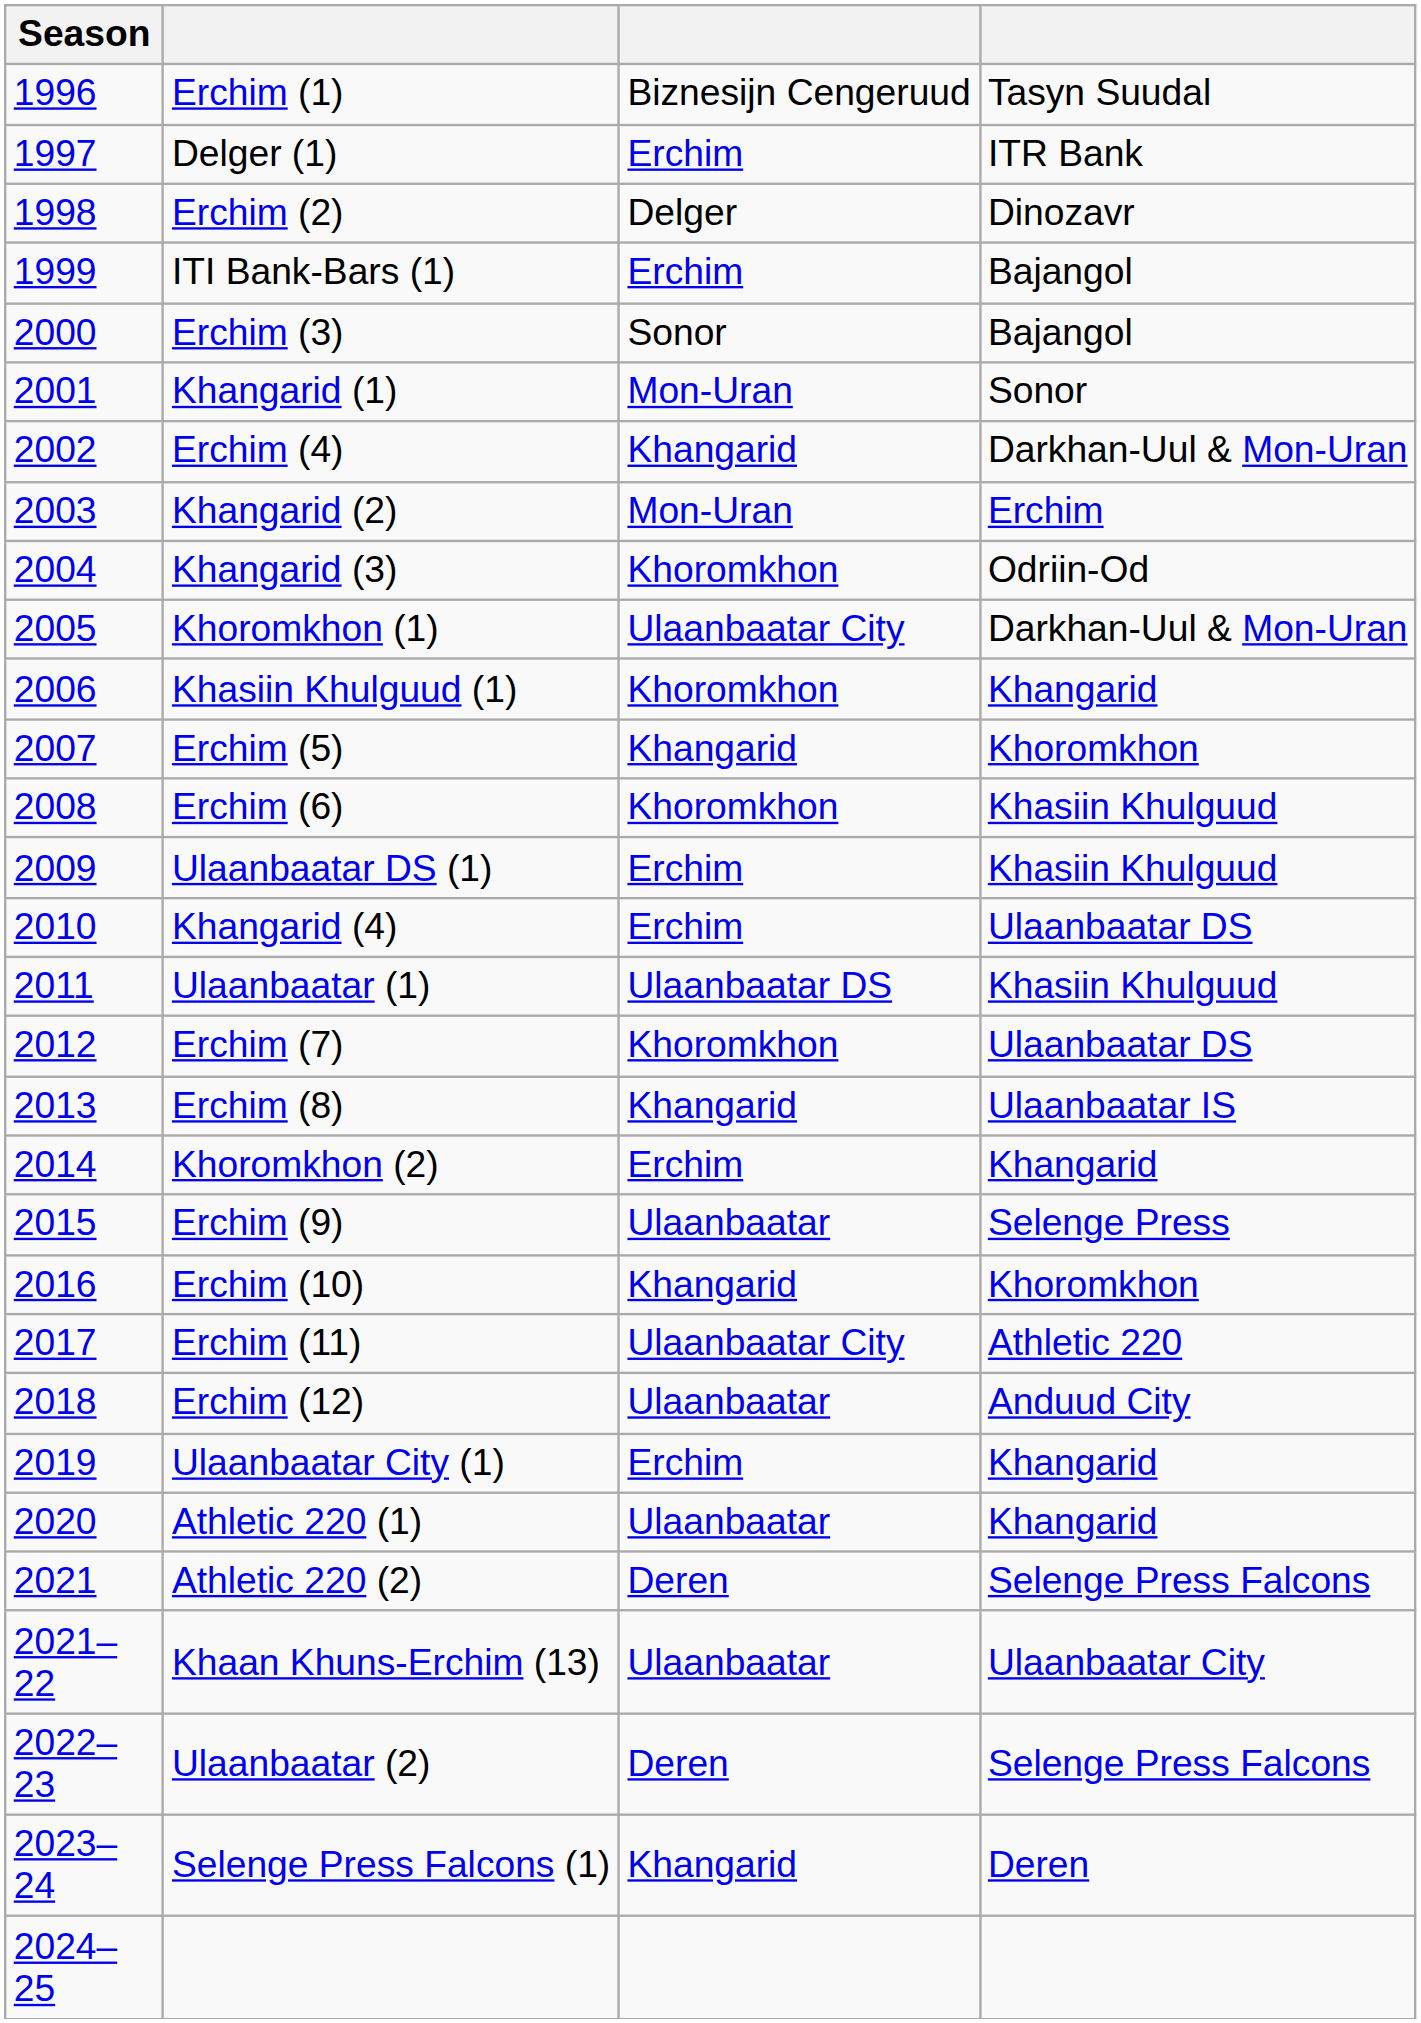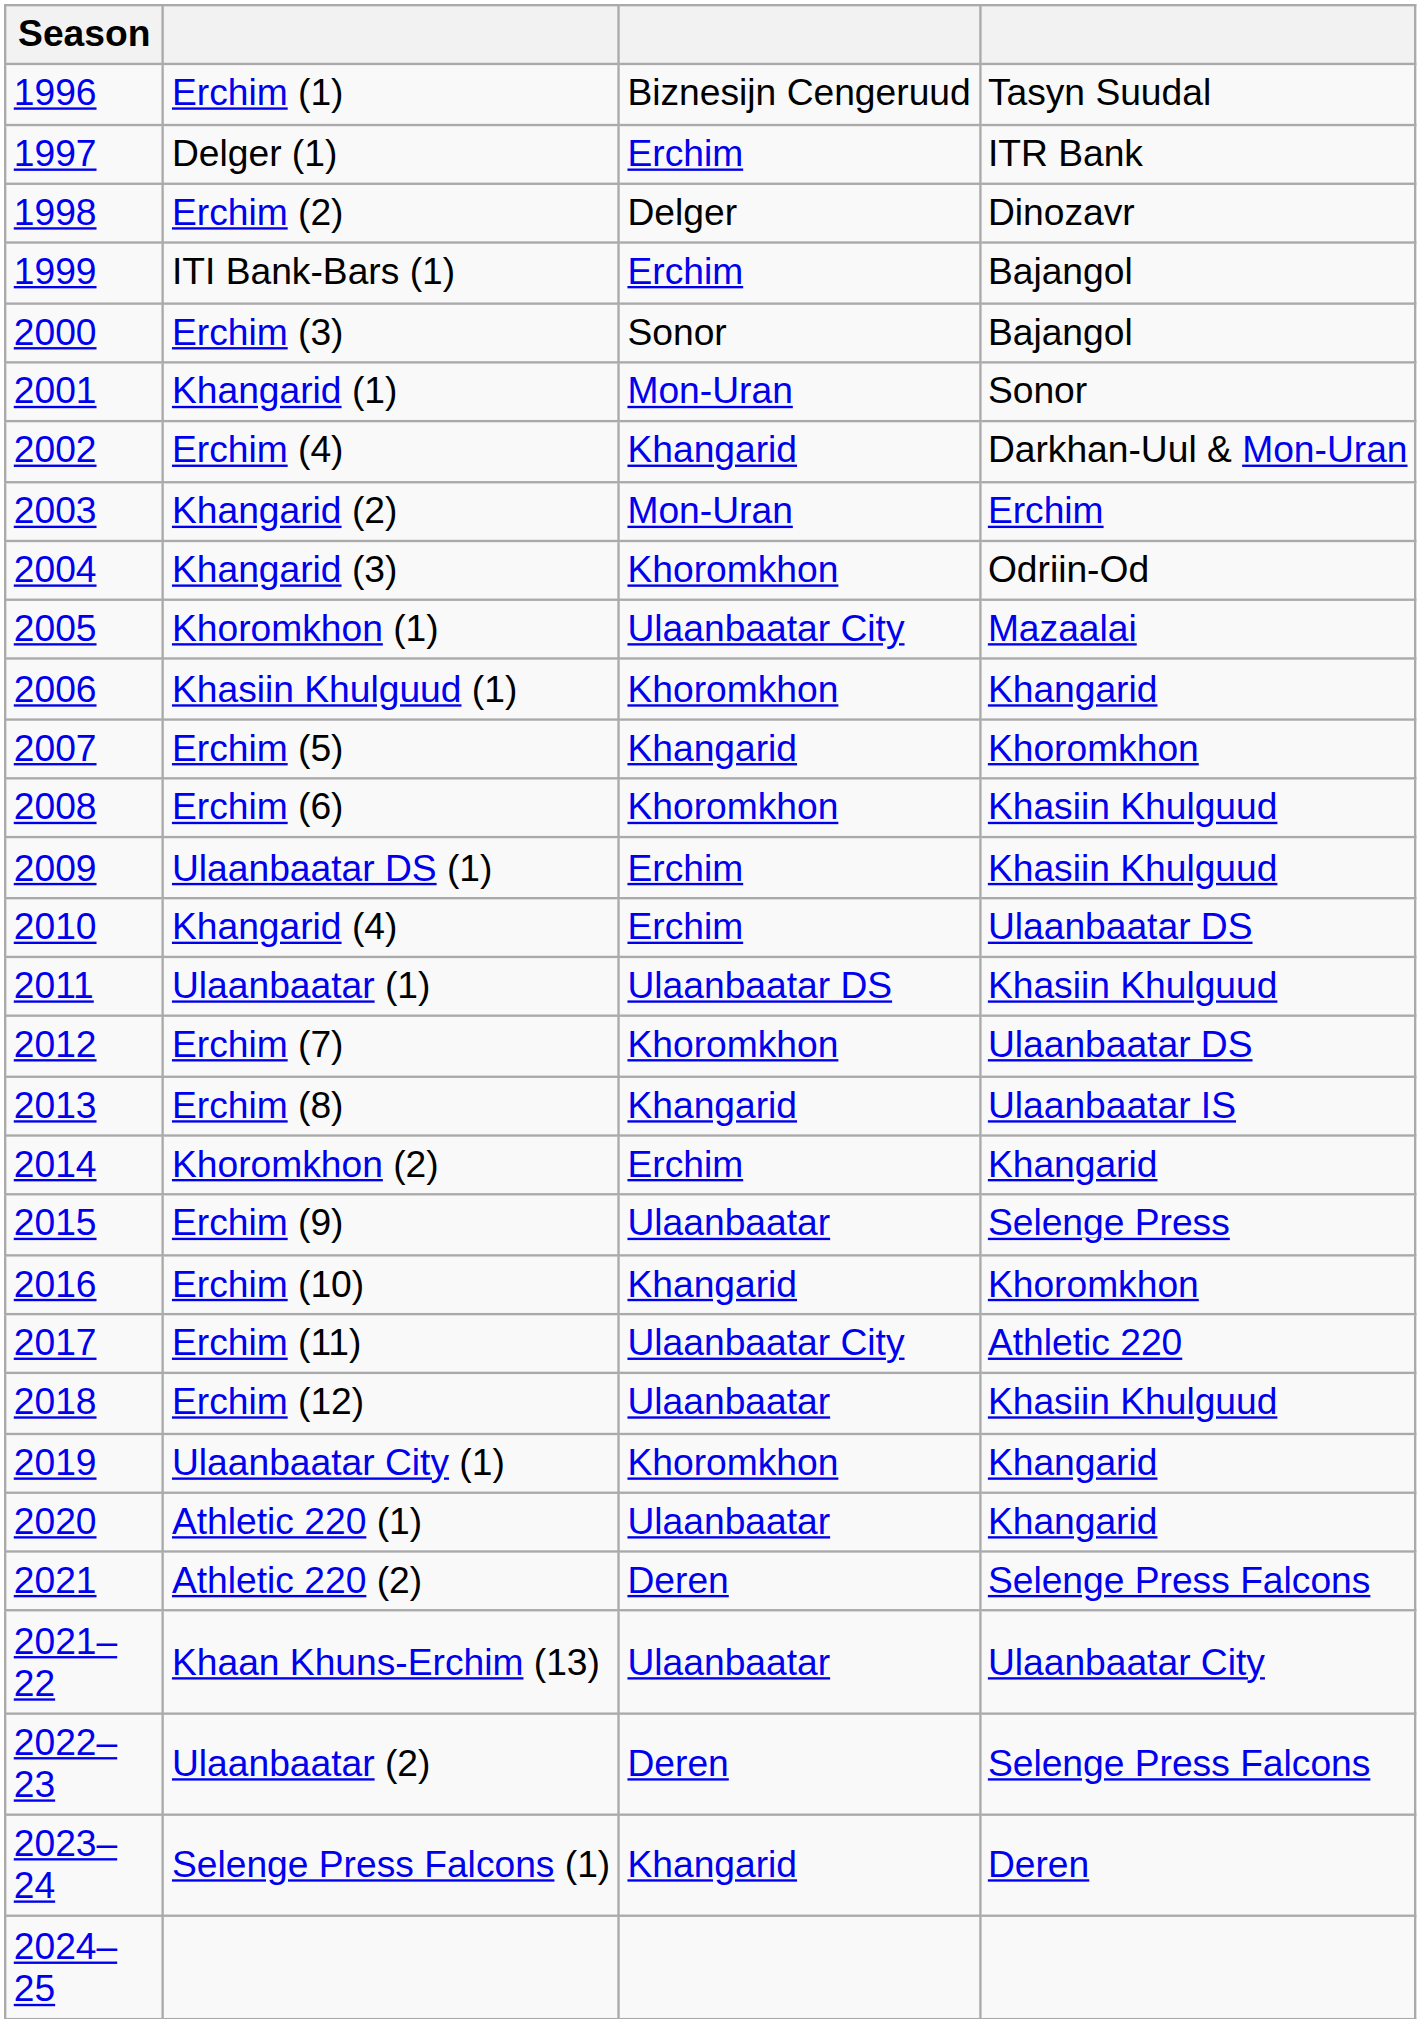(1198, 628) Darkhan-Uul & Mon-Uran -> (1062, 628) Mazaalai
(1089, 1402) Anduud City -> (1133, 1402) Khasiin Khulguud
(685, 1461) Erchim -> (733, 1461) Khoromkhon
